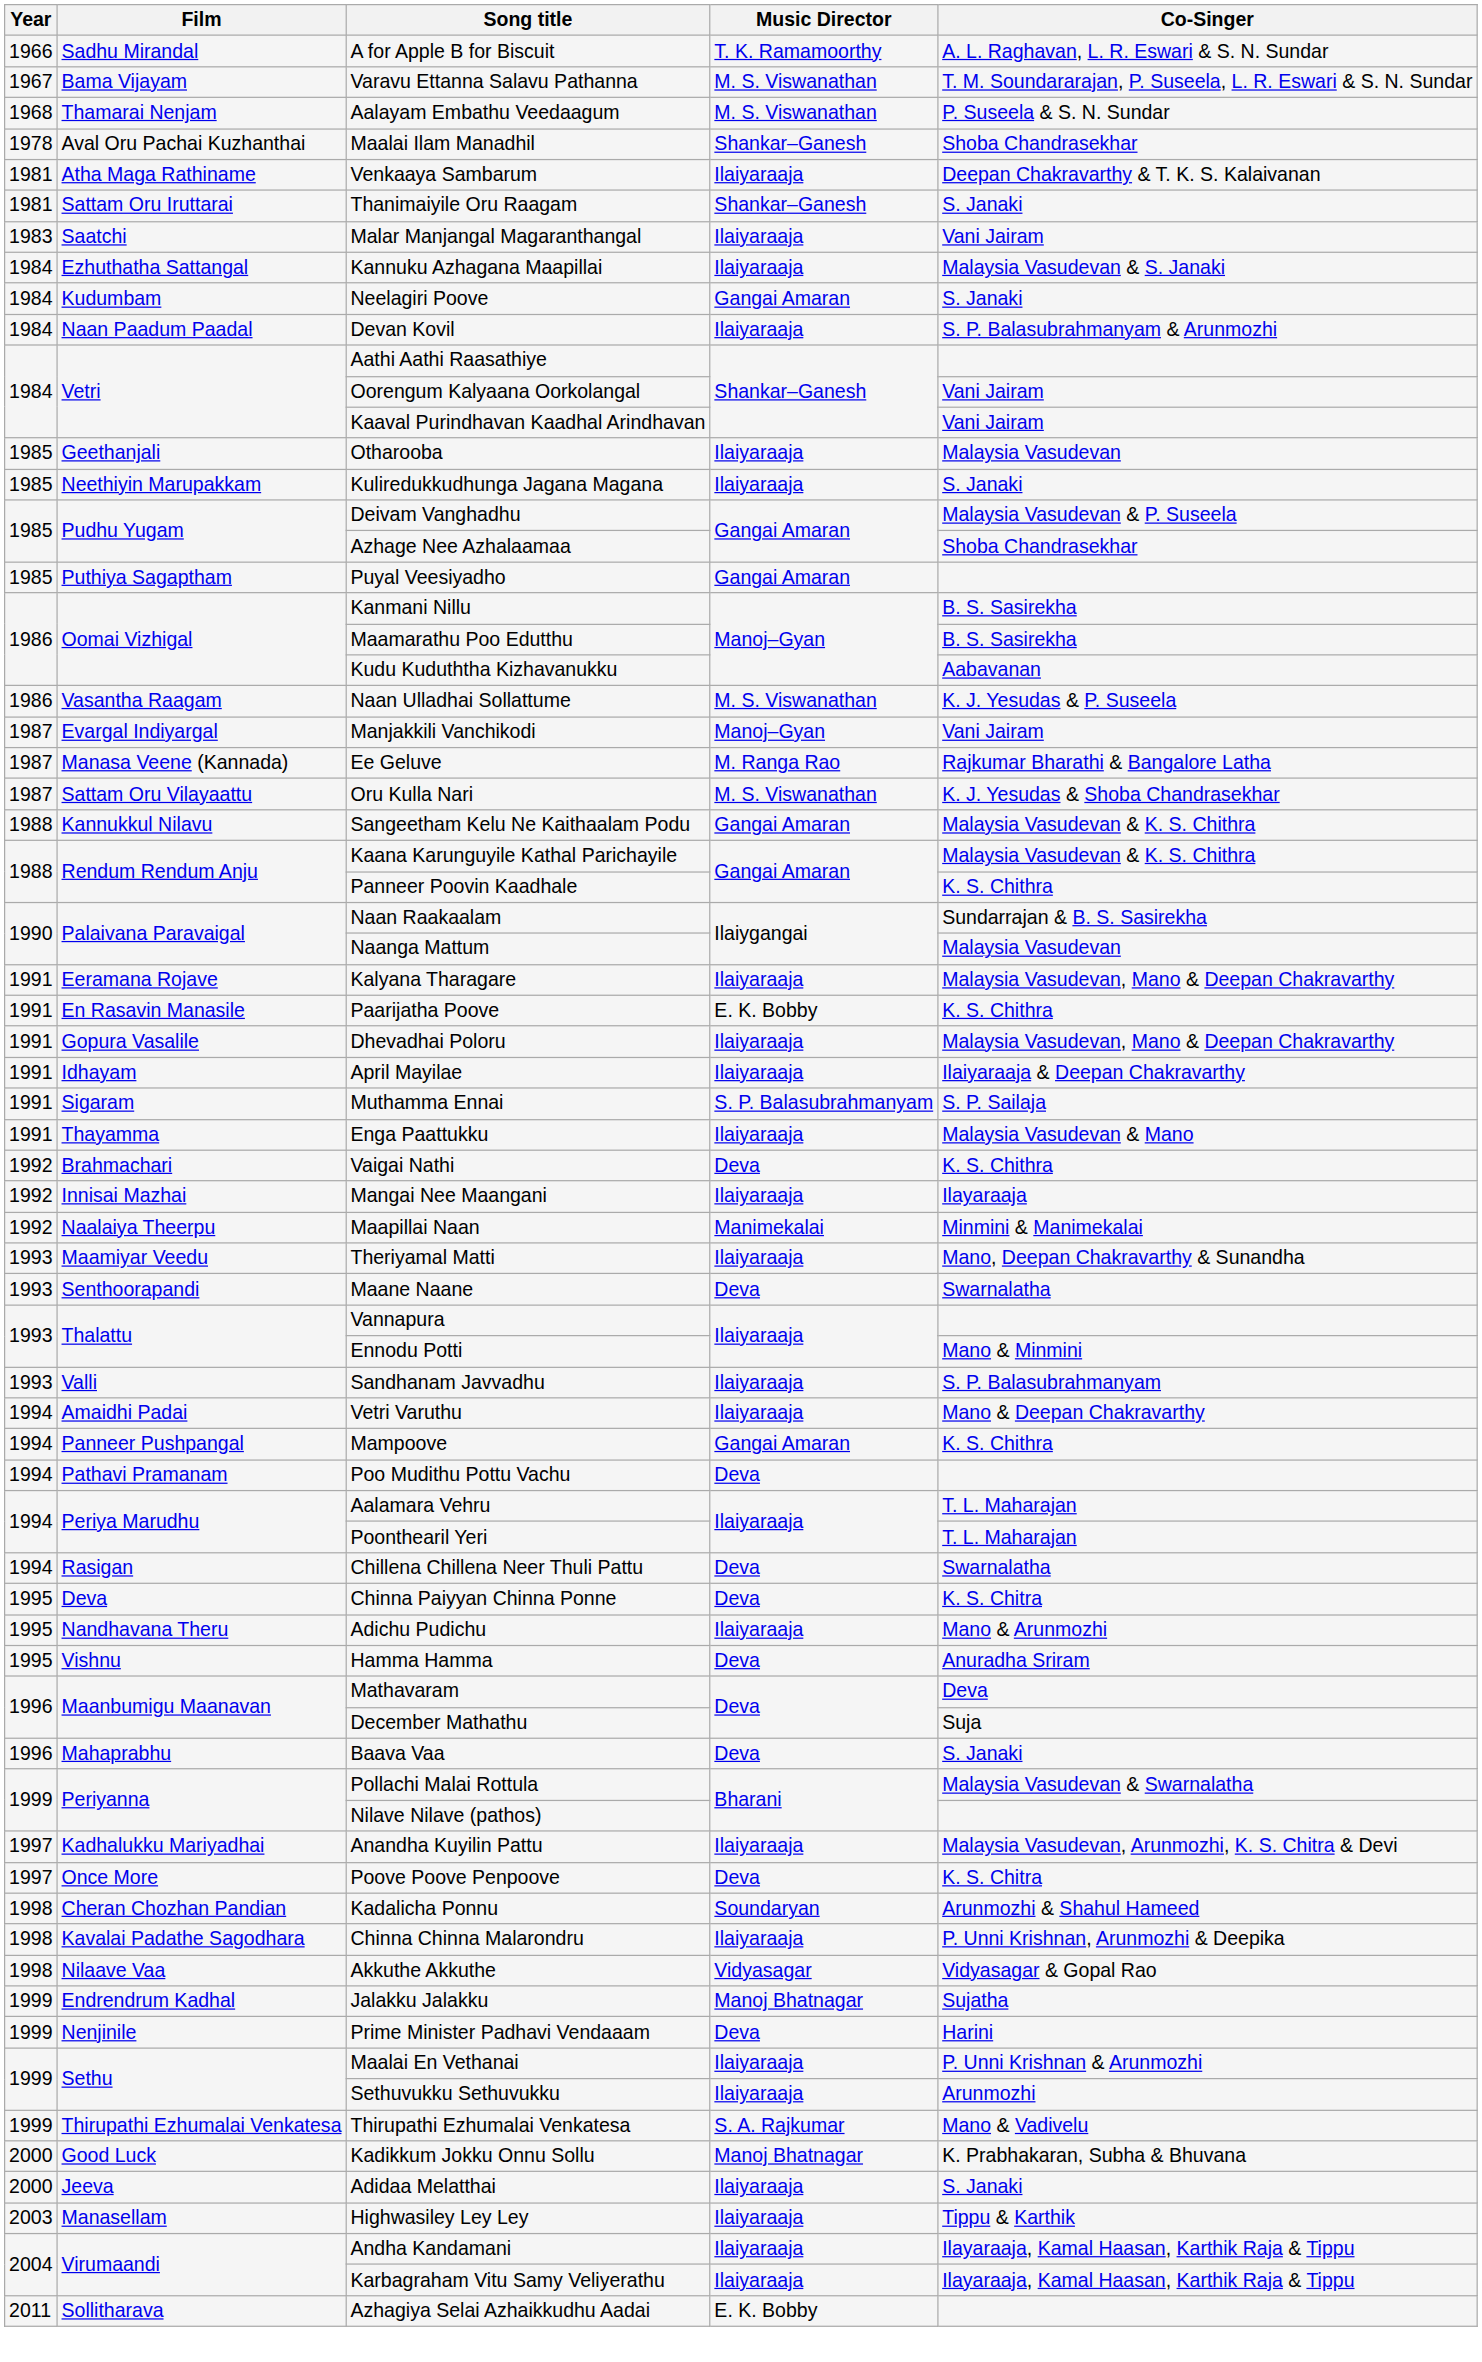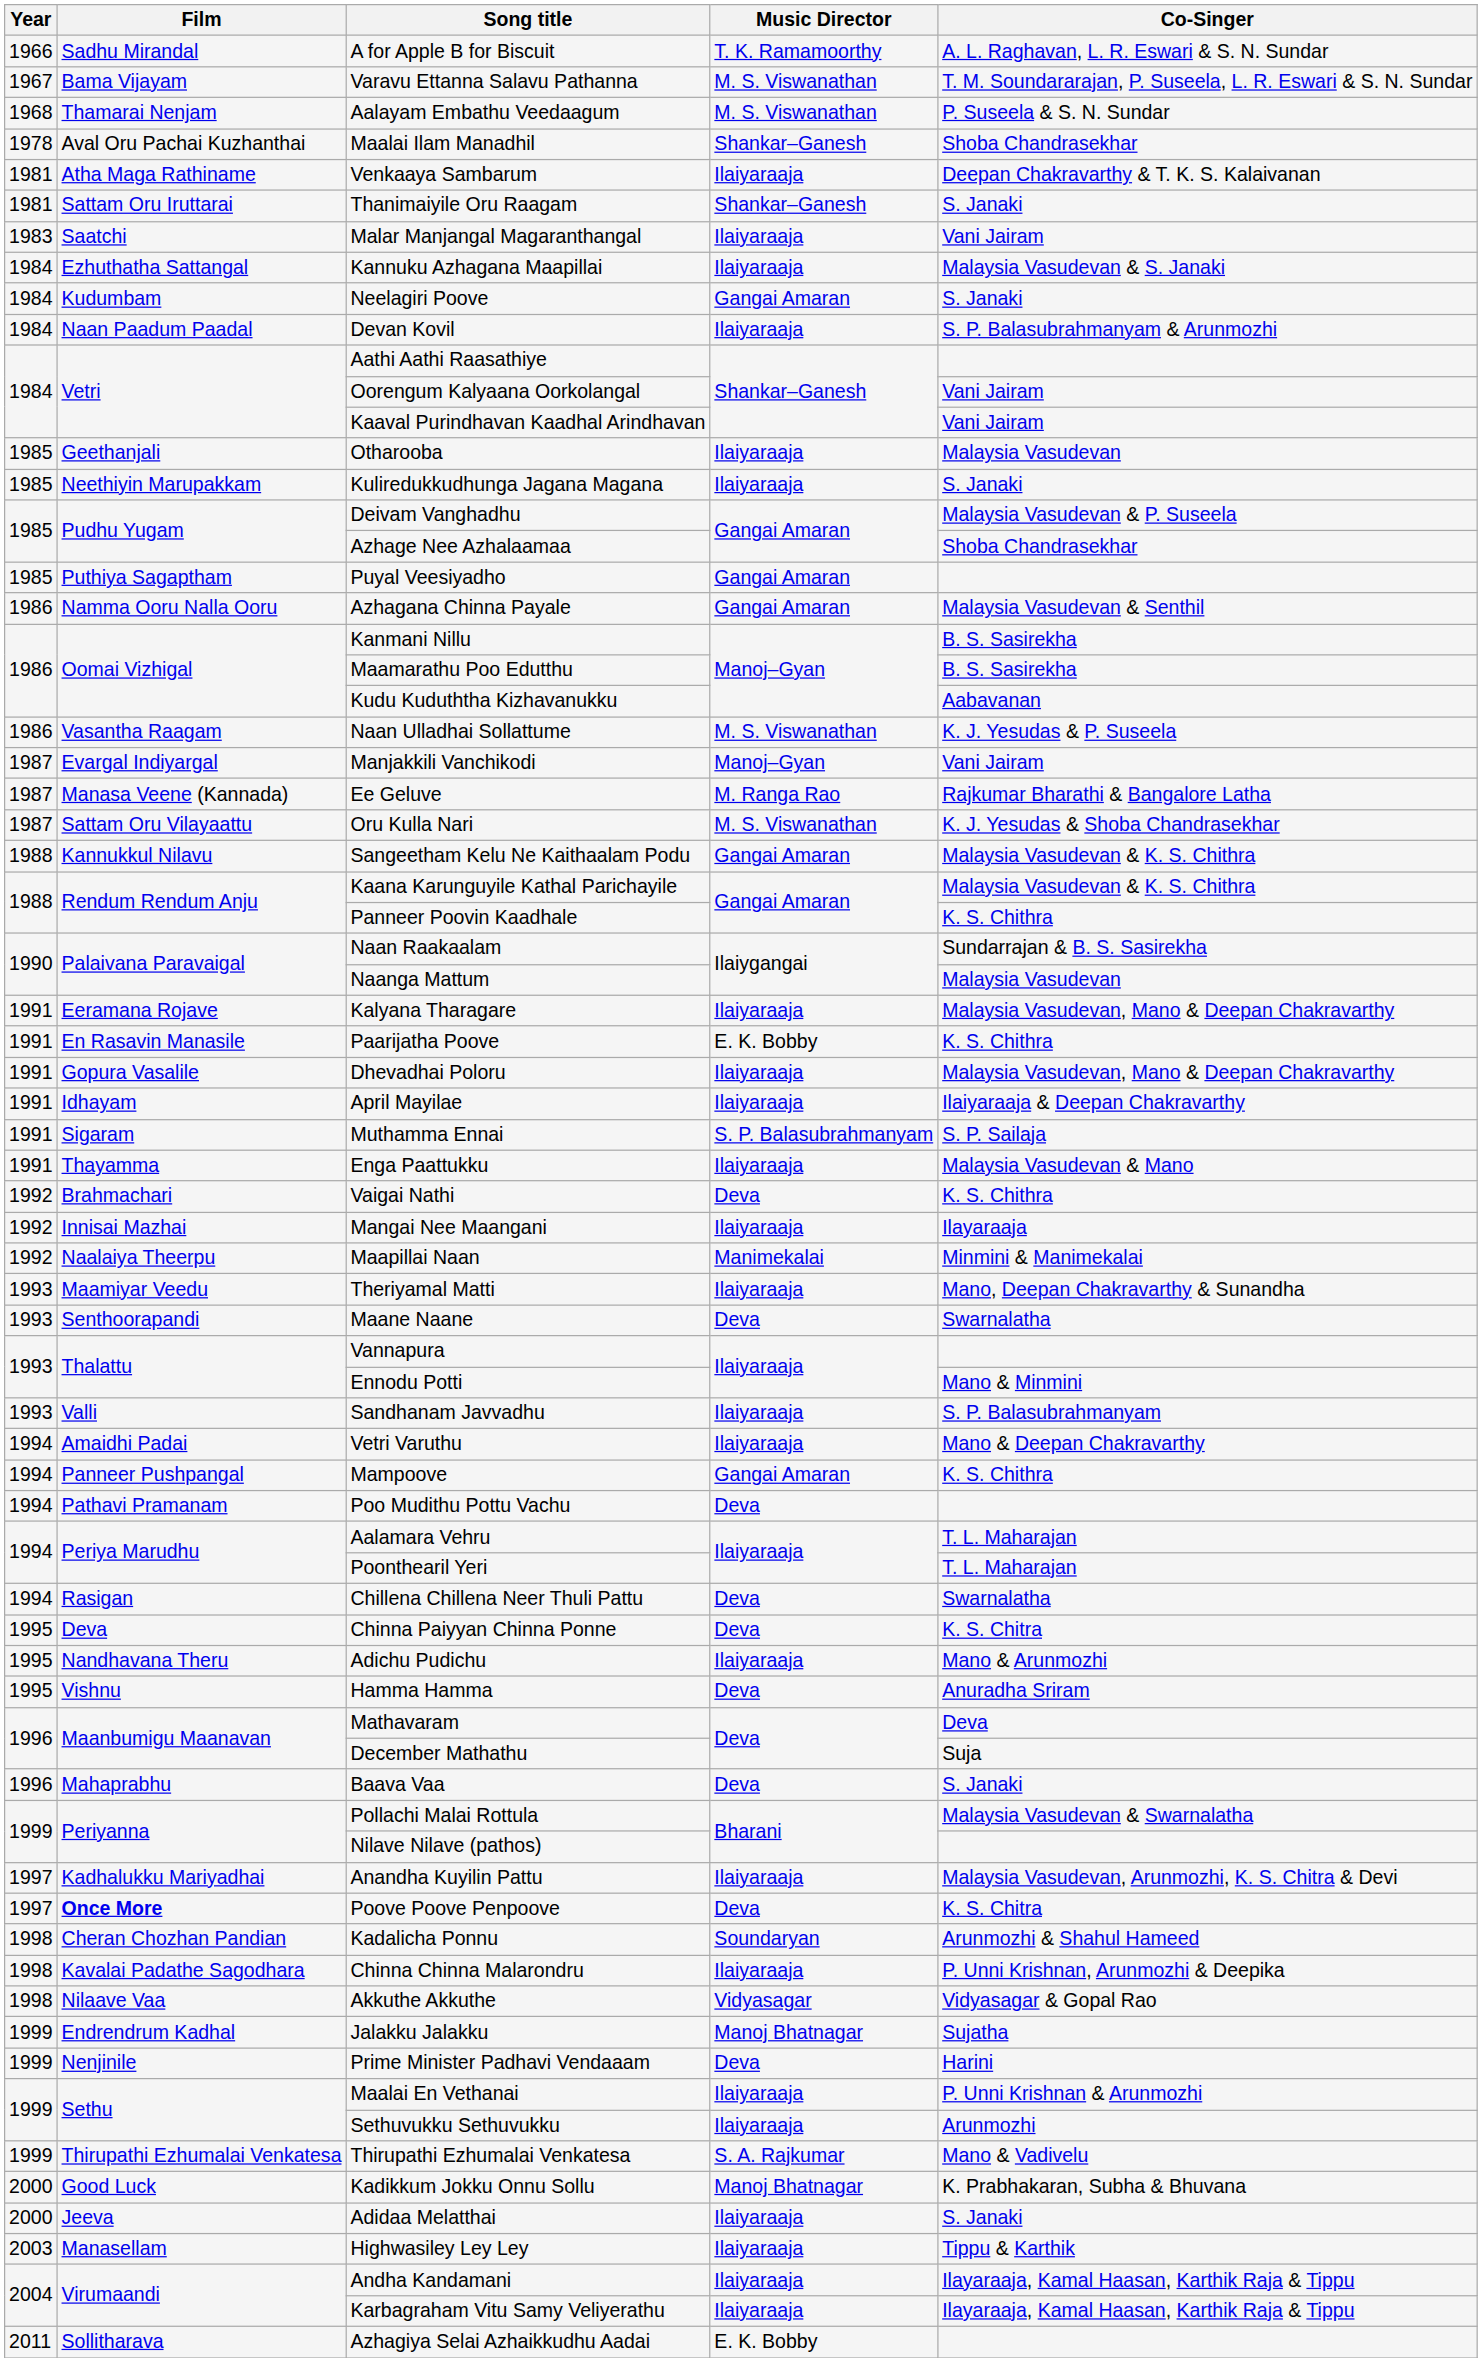+ row: (461, 608)
(110, 1877) normal -> (112, 1908) bold
